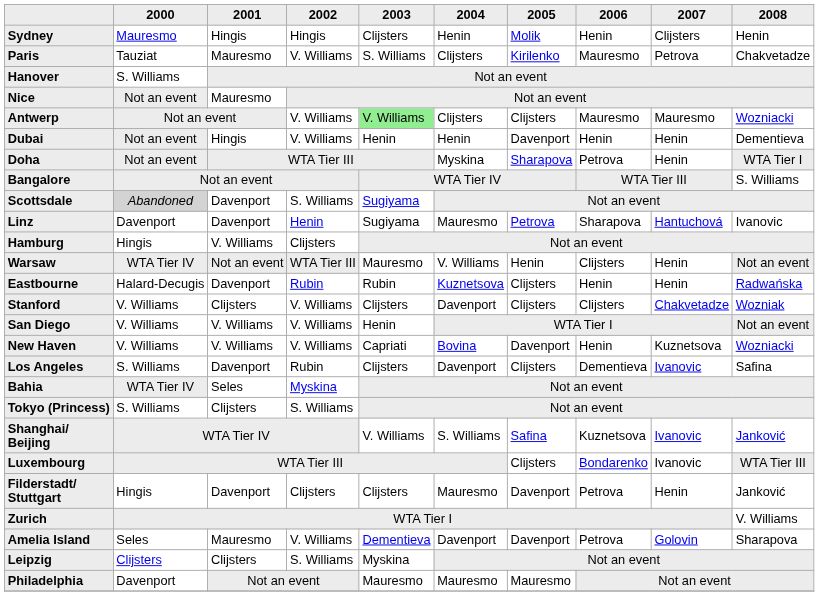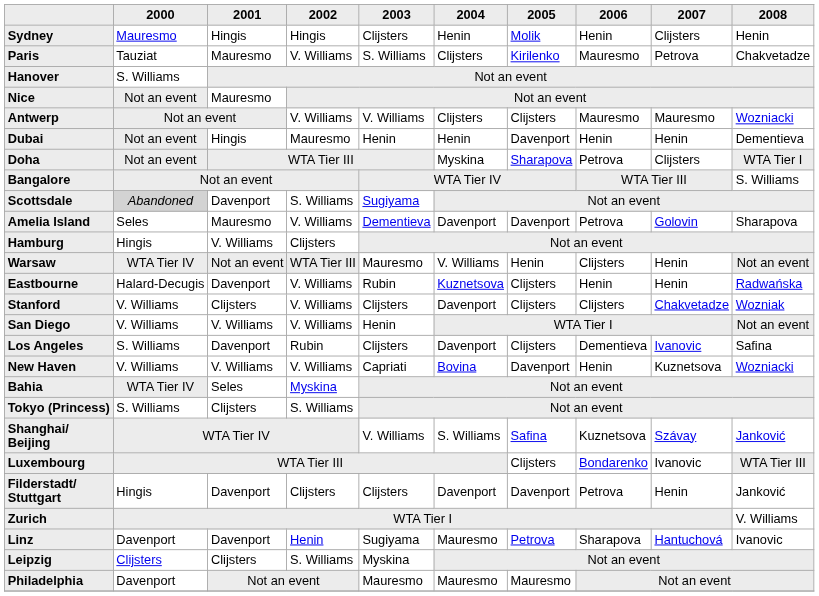(393, 118) lightgreen background -> (393, 118) no background
(321, 139) V. Williams -> (320, 139) Mauresmo
(671, 160) Henin -> (677, 160) Clijsters
rows swapped: (49, 539) <-> (21, 222)
(307, 284) Rubin -> (321, 284) V. Williams
rows swapped: (46, 366) <-> (42, 346)
(678, 435) Ivanovic -> (675, 435) Szávay
(467, 491) Mauresmo -> (467, 491) Davenport
